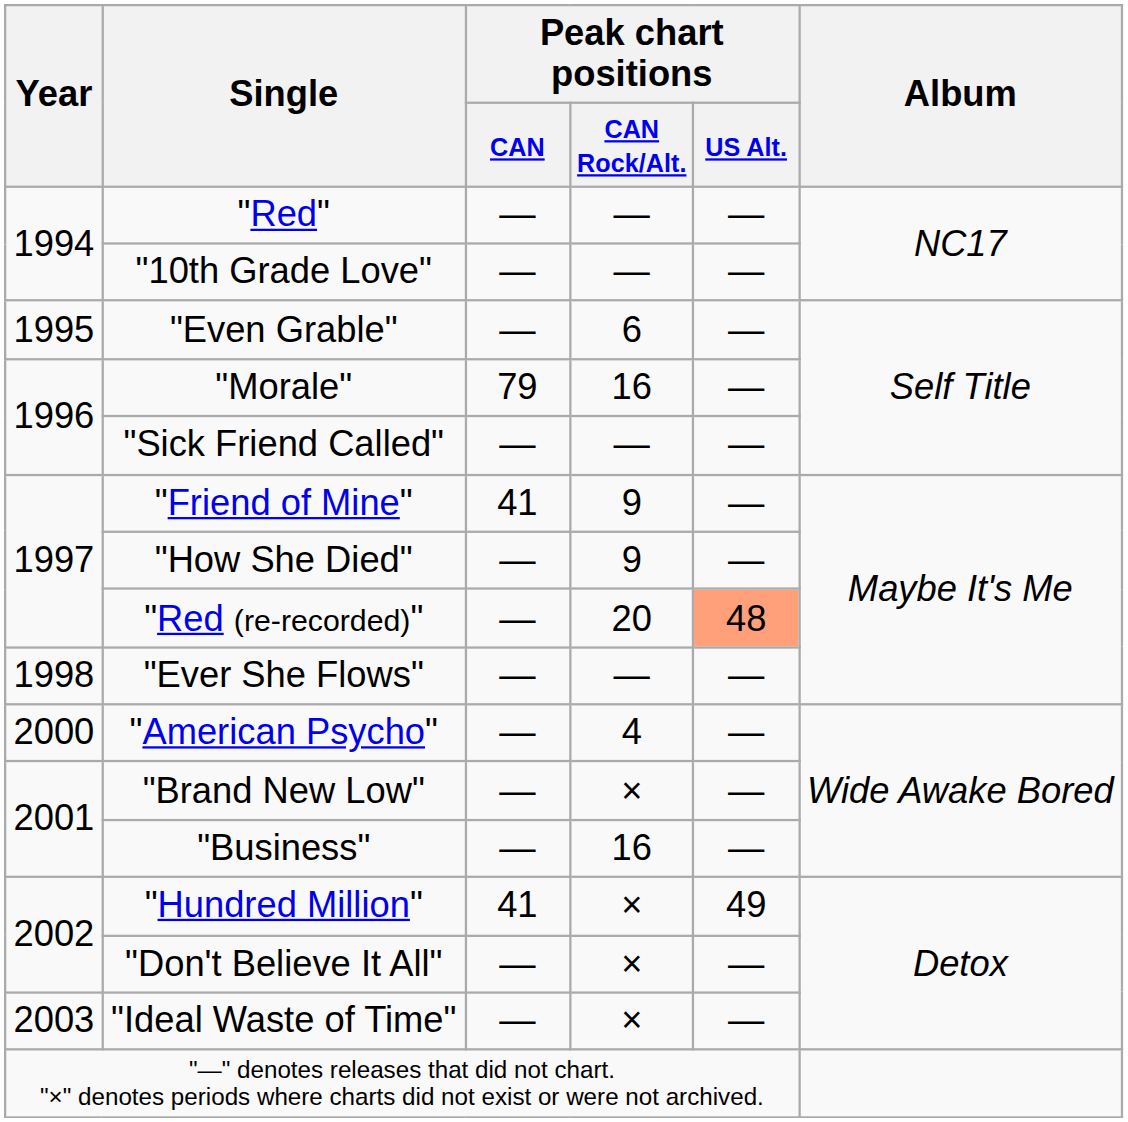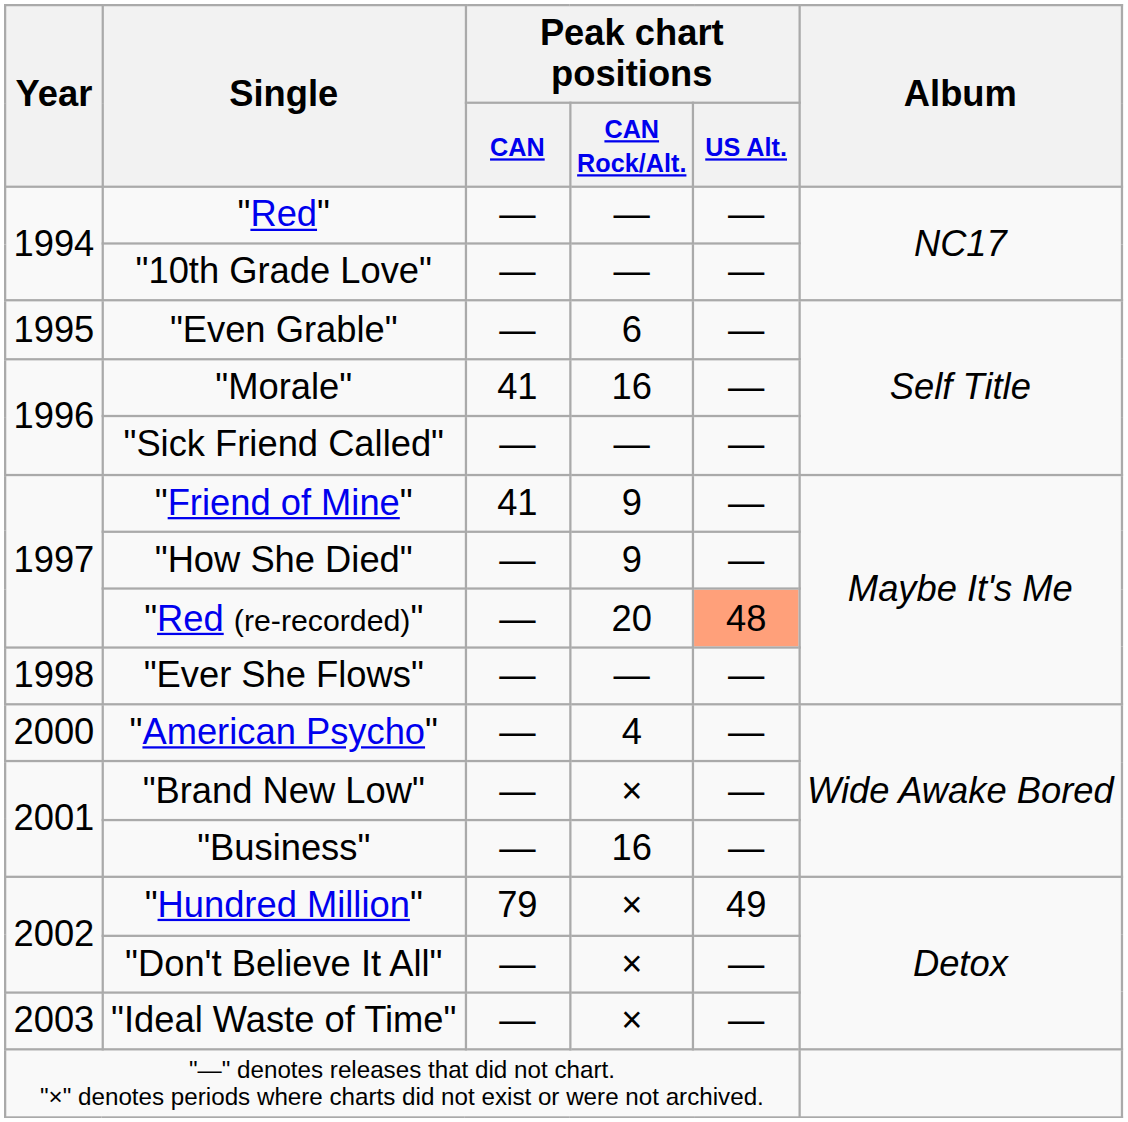(517, 386) 79 -> (517, 386) 41
(517, 905) 41 -> (517, 905) 79
